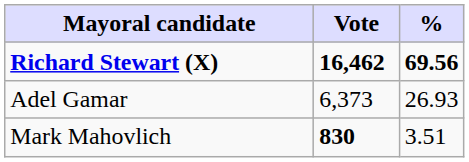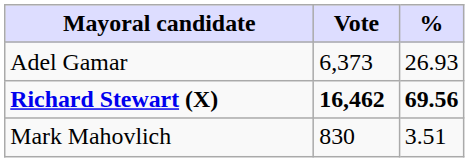rows swapped: (114, 61) <-> (69, 99)
(337, 136) bold -> (337, 136) normal
